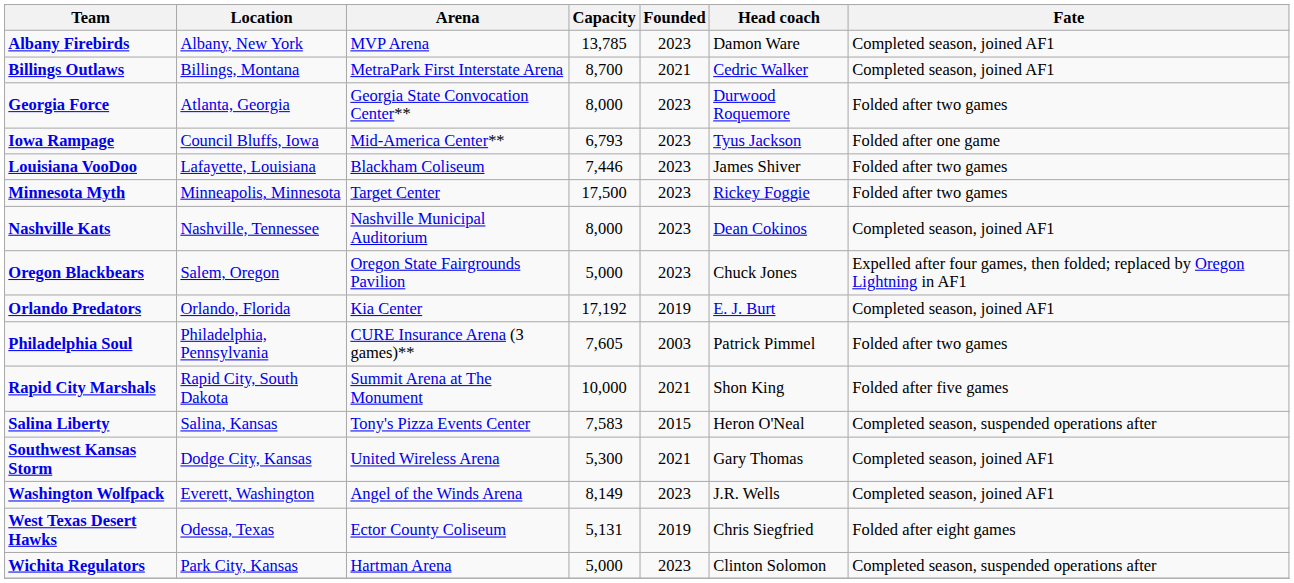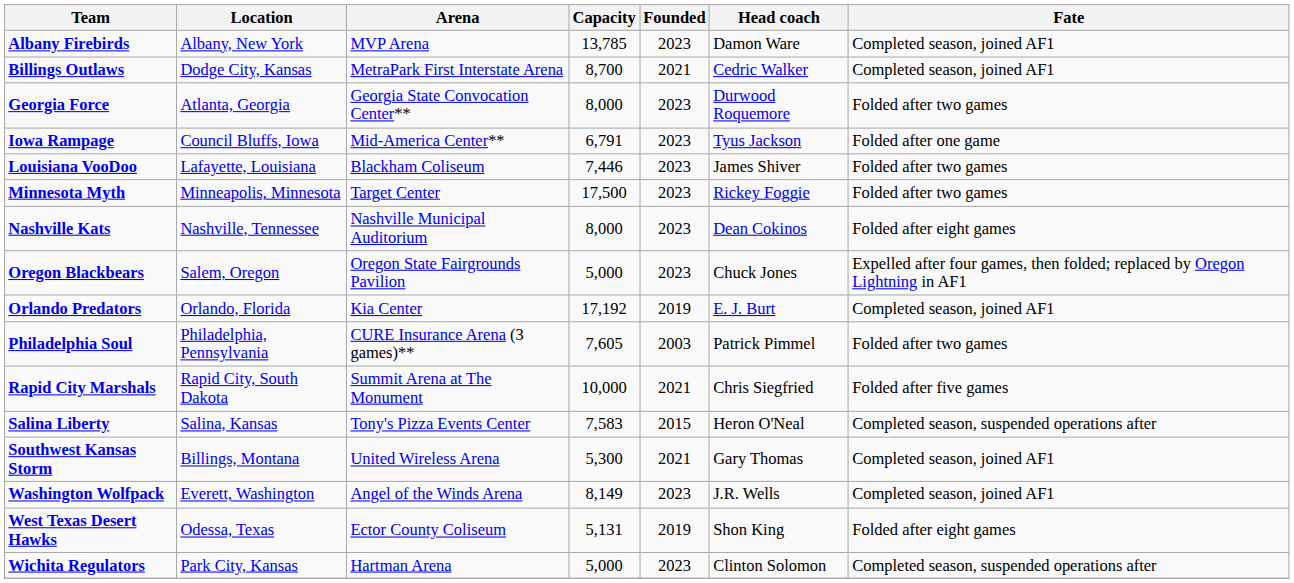(240, 69) Billings, Montana -> (246, 69) Dodge City, Kansas
(604, 140) 6,793 -> (604, 140) 6,791
(953, 228) Completed season, joined AF1 -> (934, 228) Folded after eight games
(749, 388) Shon King -> (763, 388) Chris Siegfried
(246, 459) Dodge City, Kansas -> (240, 459) Billings, Montana
(763, 530) Chris Siegfried -> (749, 530) Shon King
